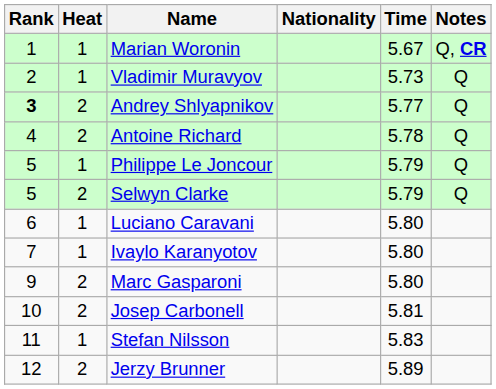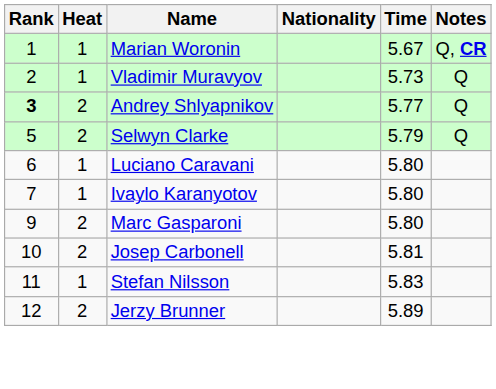- row: (176, 135)
- row: (191, 164)
